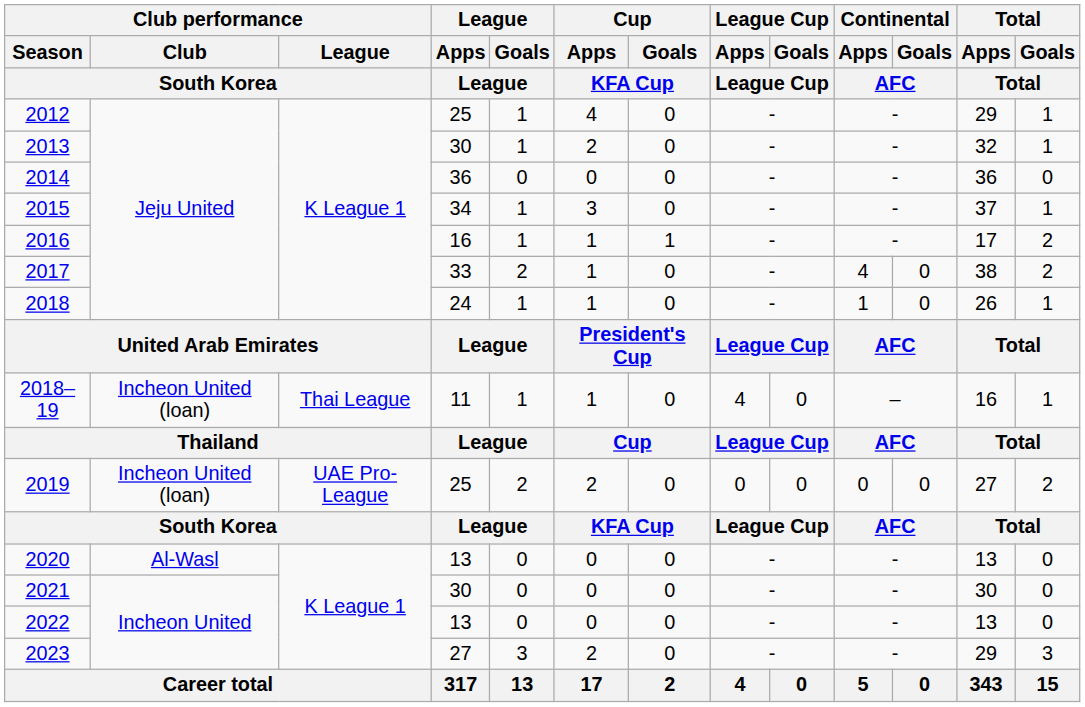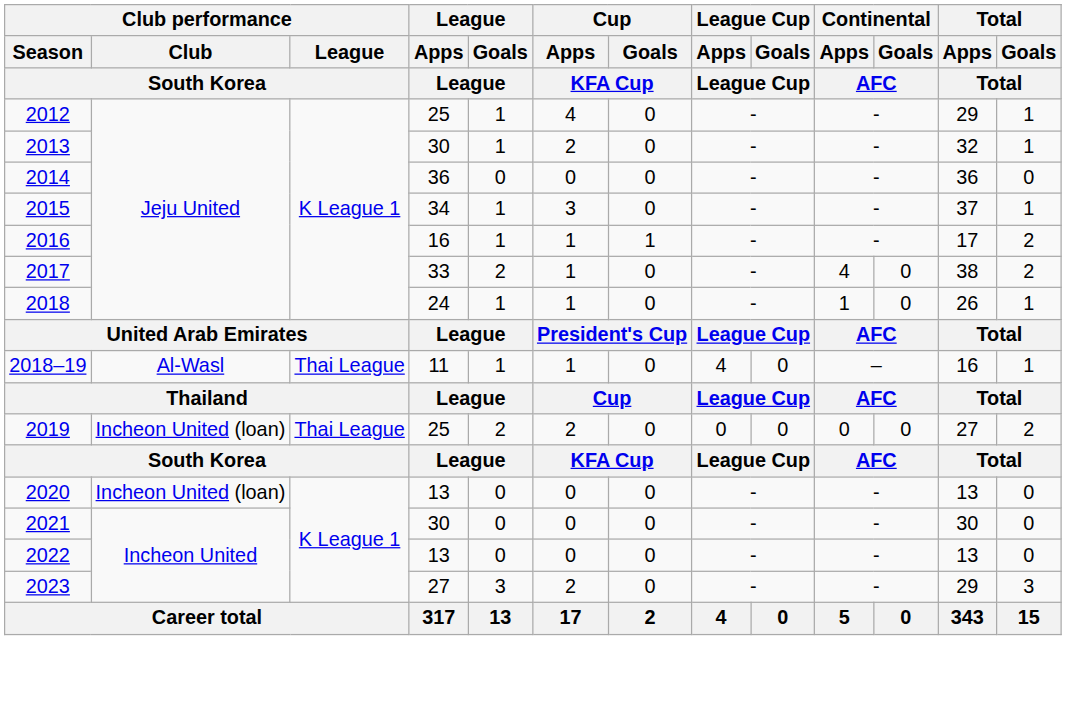(185, 399) Incheon United (loan) -> (190, 366) Al-Wasl
(355, 485) UAE Pro-League -> (350, 429) Thai League
(185, 559) Al-Wasl -> (190, 492) Incheon United (loan)
